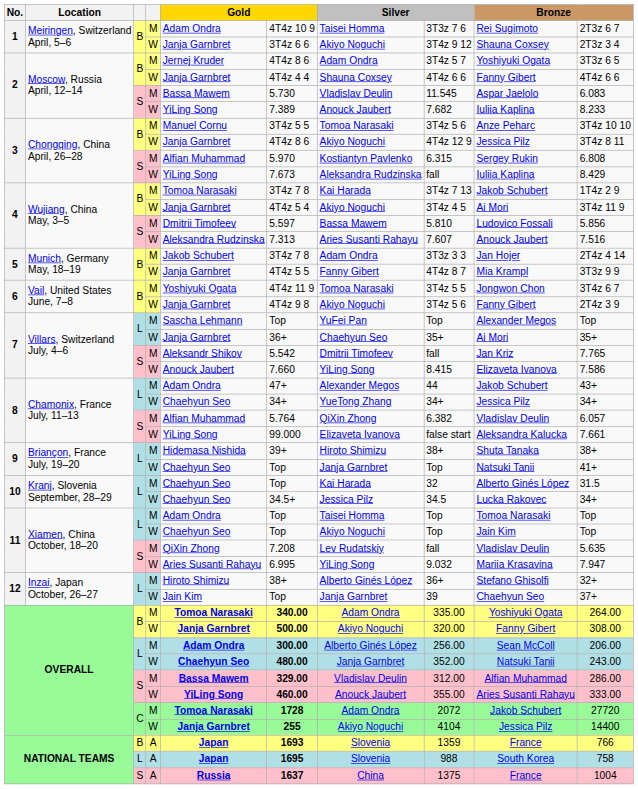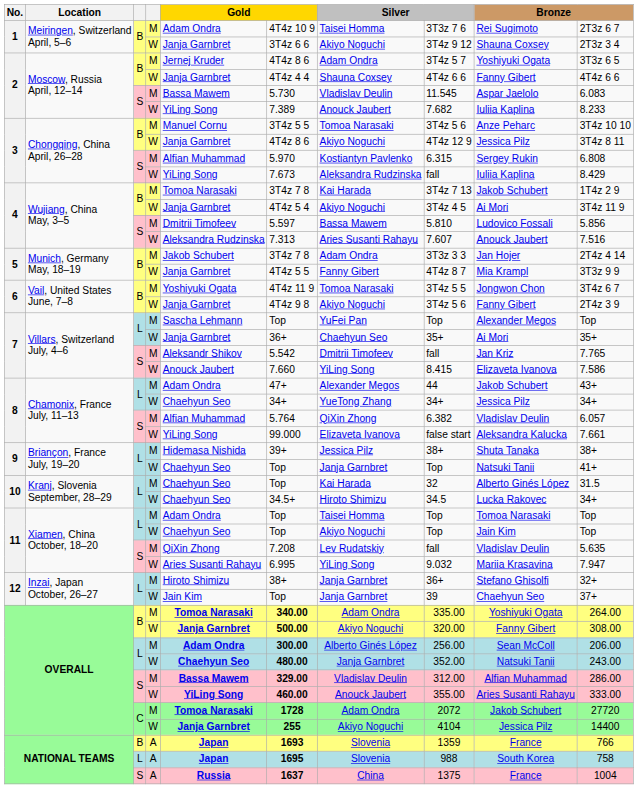(353, 451) Hiroto Shimizu -> (346, 451) Jessica Pilz
(346, 499) Jessica Pilz -> (353, 499) Hiroto Shimizu
(366, 581) Alberto Ginés López -> (353, 581) Janja Garnbret
